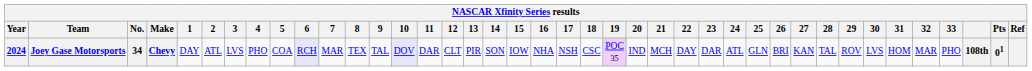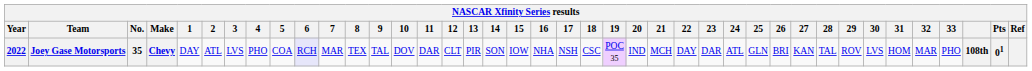(16, 52) 2024 -> (16, 52) 2022
(137, 52) 34 -> (137, 52) 35
(404, 52) lavender background -> (404, 52) no background
